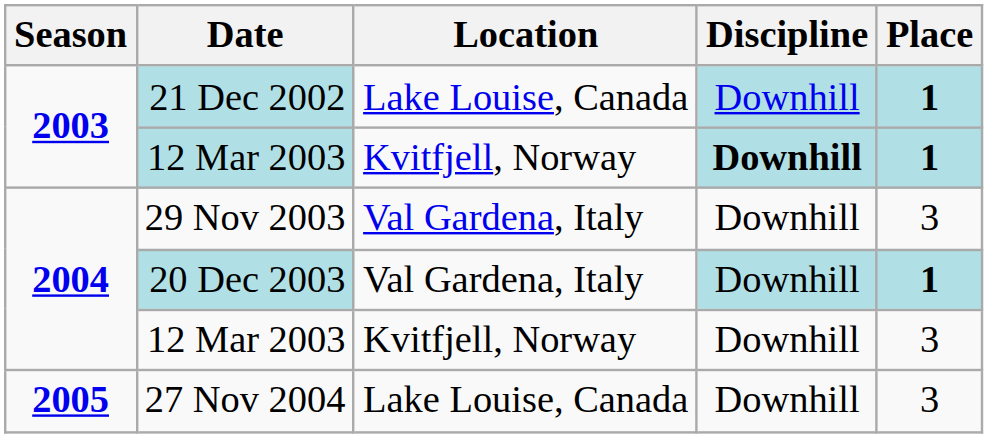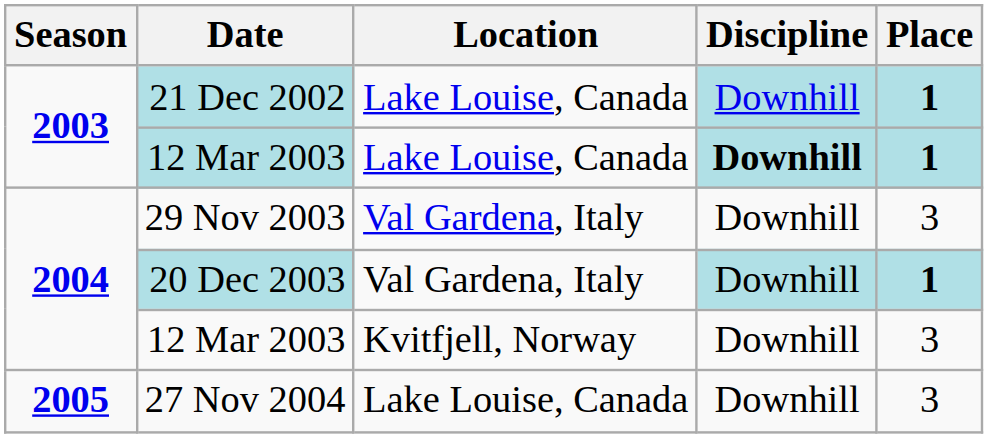(500, 156) Kvitfjell, Norway -> (526, 156) Lake Louise, Canada
